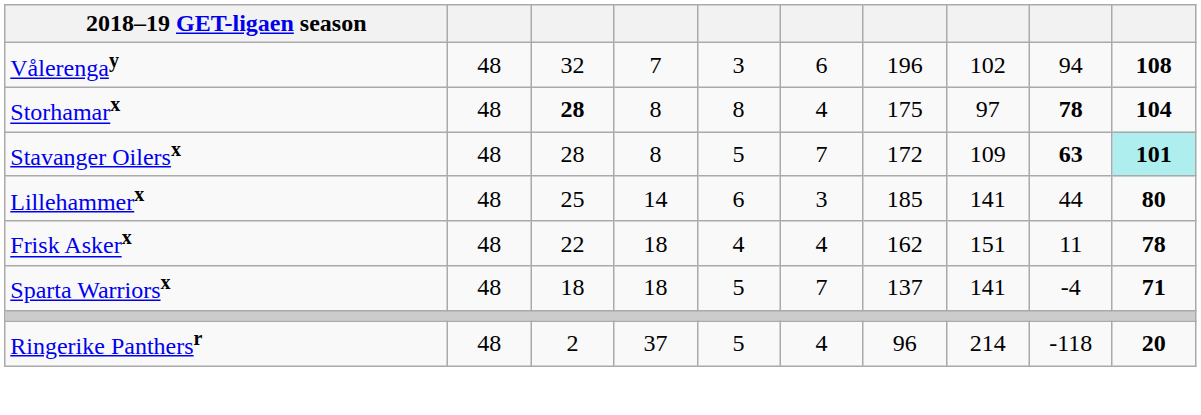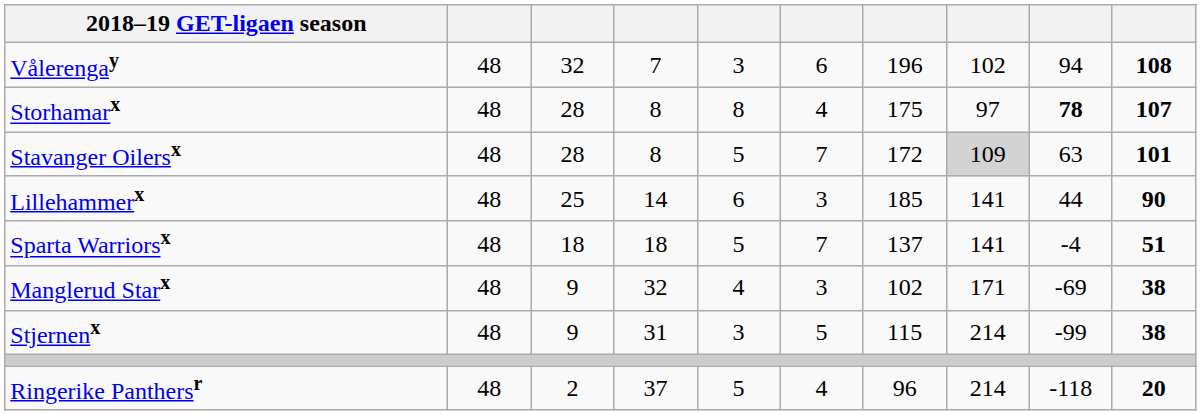(572, 109) bold -> (572, 109) normal
(1154, 109) 104 -> (1154, 109) 107
(988, 153) no background -> (988, 153) lightgrey background
(1071, 153) bold -> (1071, 153) normal
(1154, 153) paleturquoise background -> (1154, 153) no background
(1154, 198) 80 -> (1154, 198) 90
- row: (71, 243)
(1154, 287) 71 -> (1154, 243) 51
+ row: (90, 287)
+ row: (55, 332)
